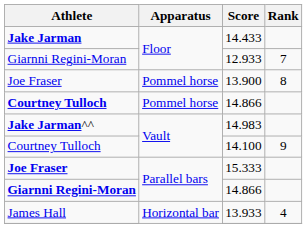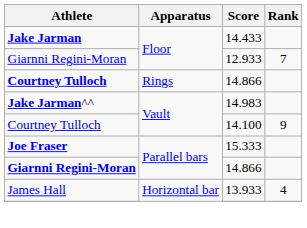- row: (35, 81)
(180, 103) Pommel horse -> (158, 81) Rings
